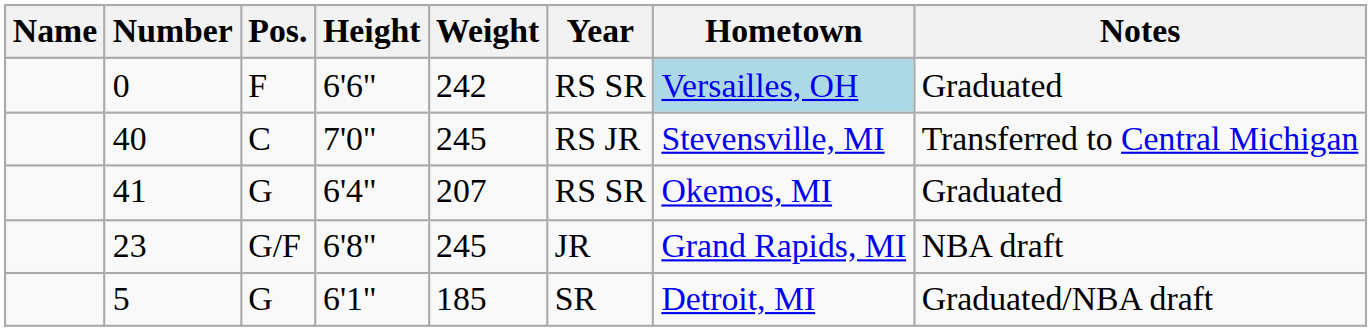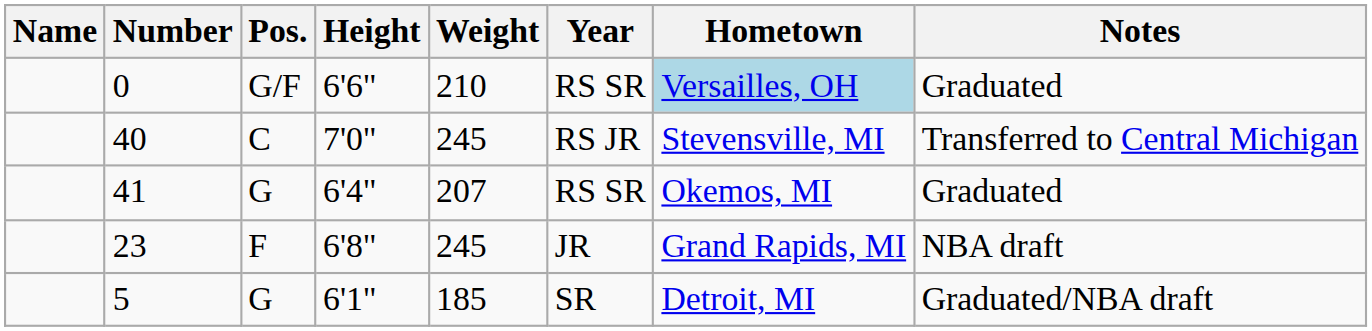(258, 84) F -> (275, 84) G/F
(461, 84) 242 -> (461, 84) 210
(275, 245) G/F -> (258, 245) F
